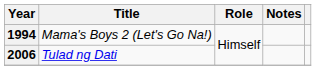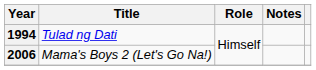(127, 34) Mama's Boys 2 (Let's Go Na!) -> (79, 34) Tulad ng Dati
(79, 55) Tulad ng Dati -> (127, 55) Mama's Boys 2 (Let's Go Na!)
